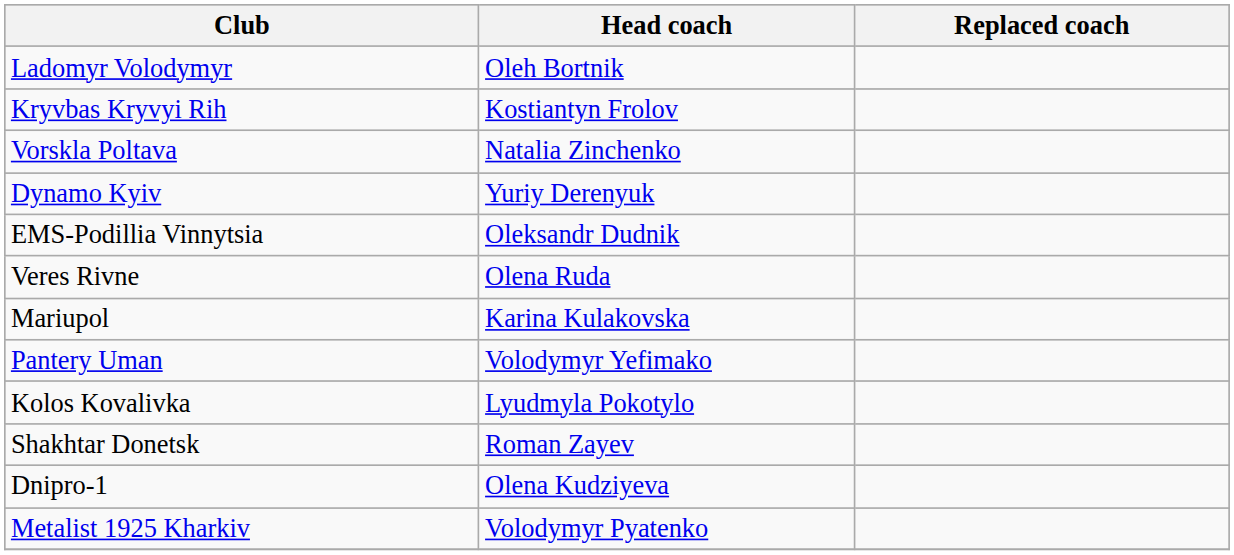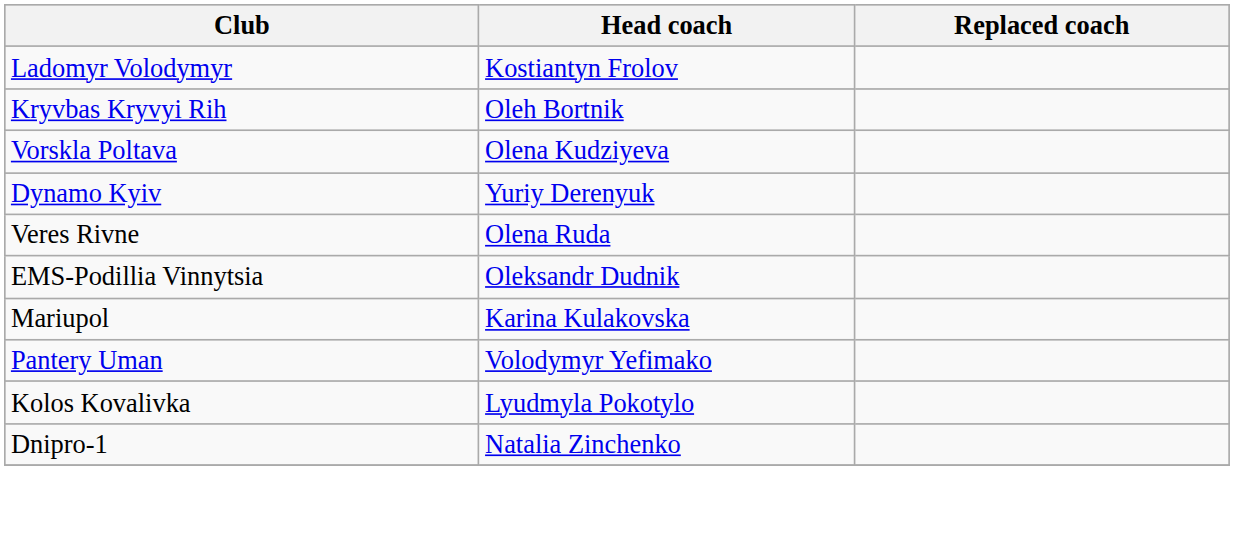(554, 67) Oleh Bortnik -> (582, 67) Kostiantyn Frolov
(582, 109) Kostiantyn Frolov -> (554, 109) Oleh Bortnik
(583, 151) Natalia Zinchenko -> (577, 151) Olena Kudziyeva
rows swapped: (75, 276) <-> (137, 234)
- row: (105, 444)
(577, 485) Olena Kudziyeva -> (583, 444) Natalia Zinchenko
- row: (130, 527)
